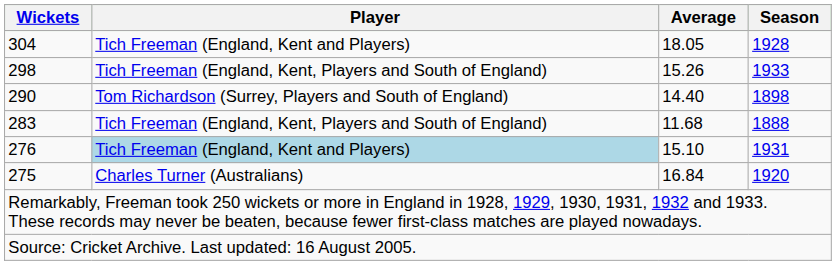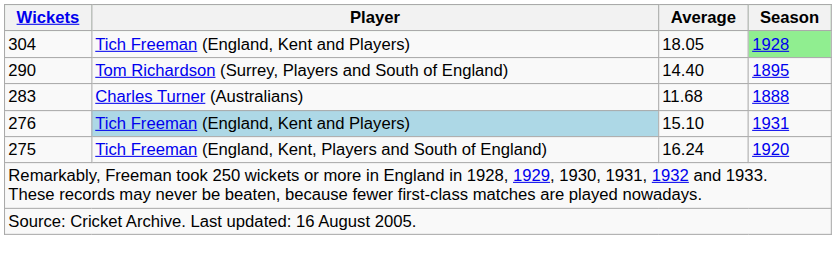(771, 44) no background -> (771, 44) lightgreen background
- row: (22, 70)
(771, 96) 1898 -> (771, 70) 1895
(321, 123) Tich Freeman (England, Kent, Players and South of England) -> (199, 96) Charles Turner (Australians)
(199, 176) Charles Turner (Australians) -> (321, 149) Tich Freeman (England, Kent, Players and South of England)
(683, 176) 16.84 -> (683, 149) 16.24
